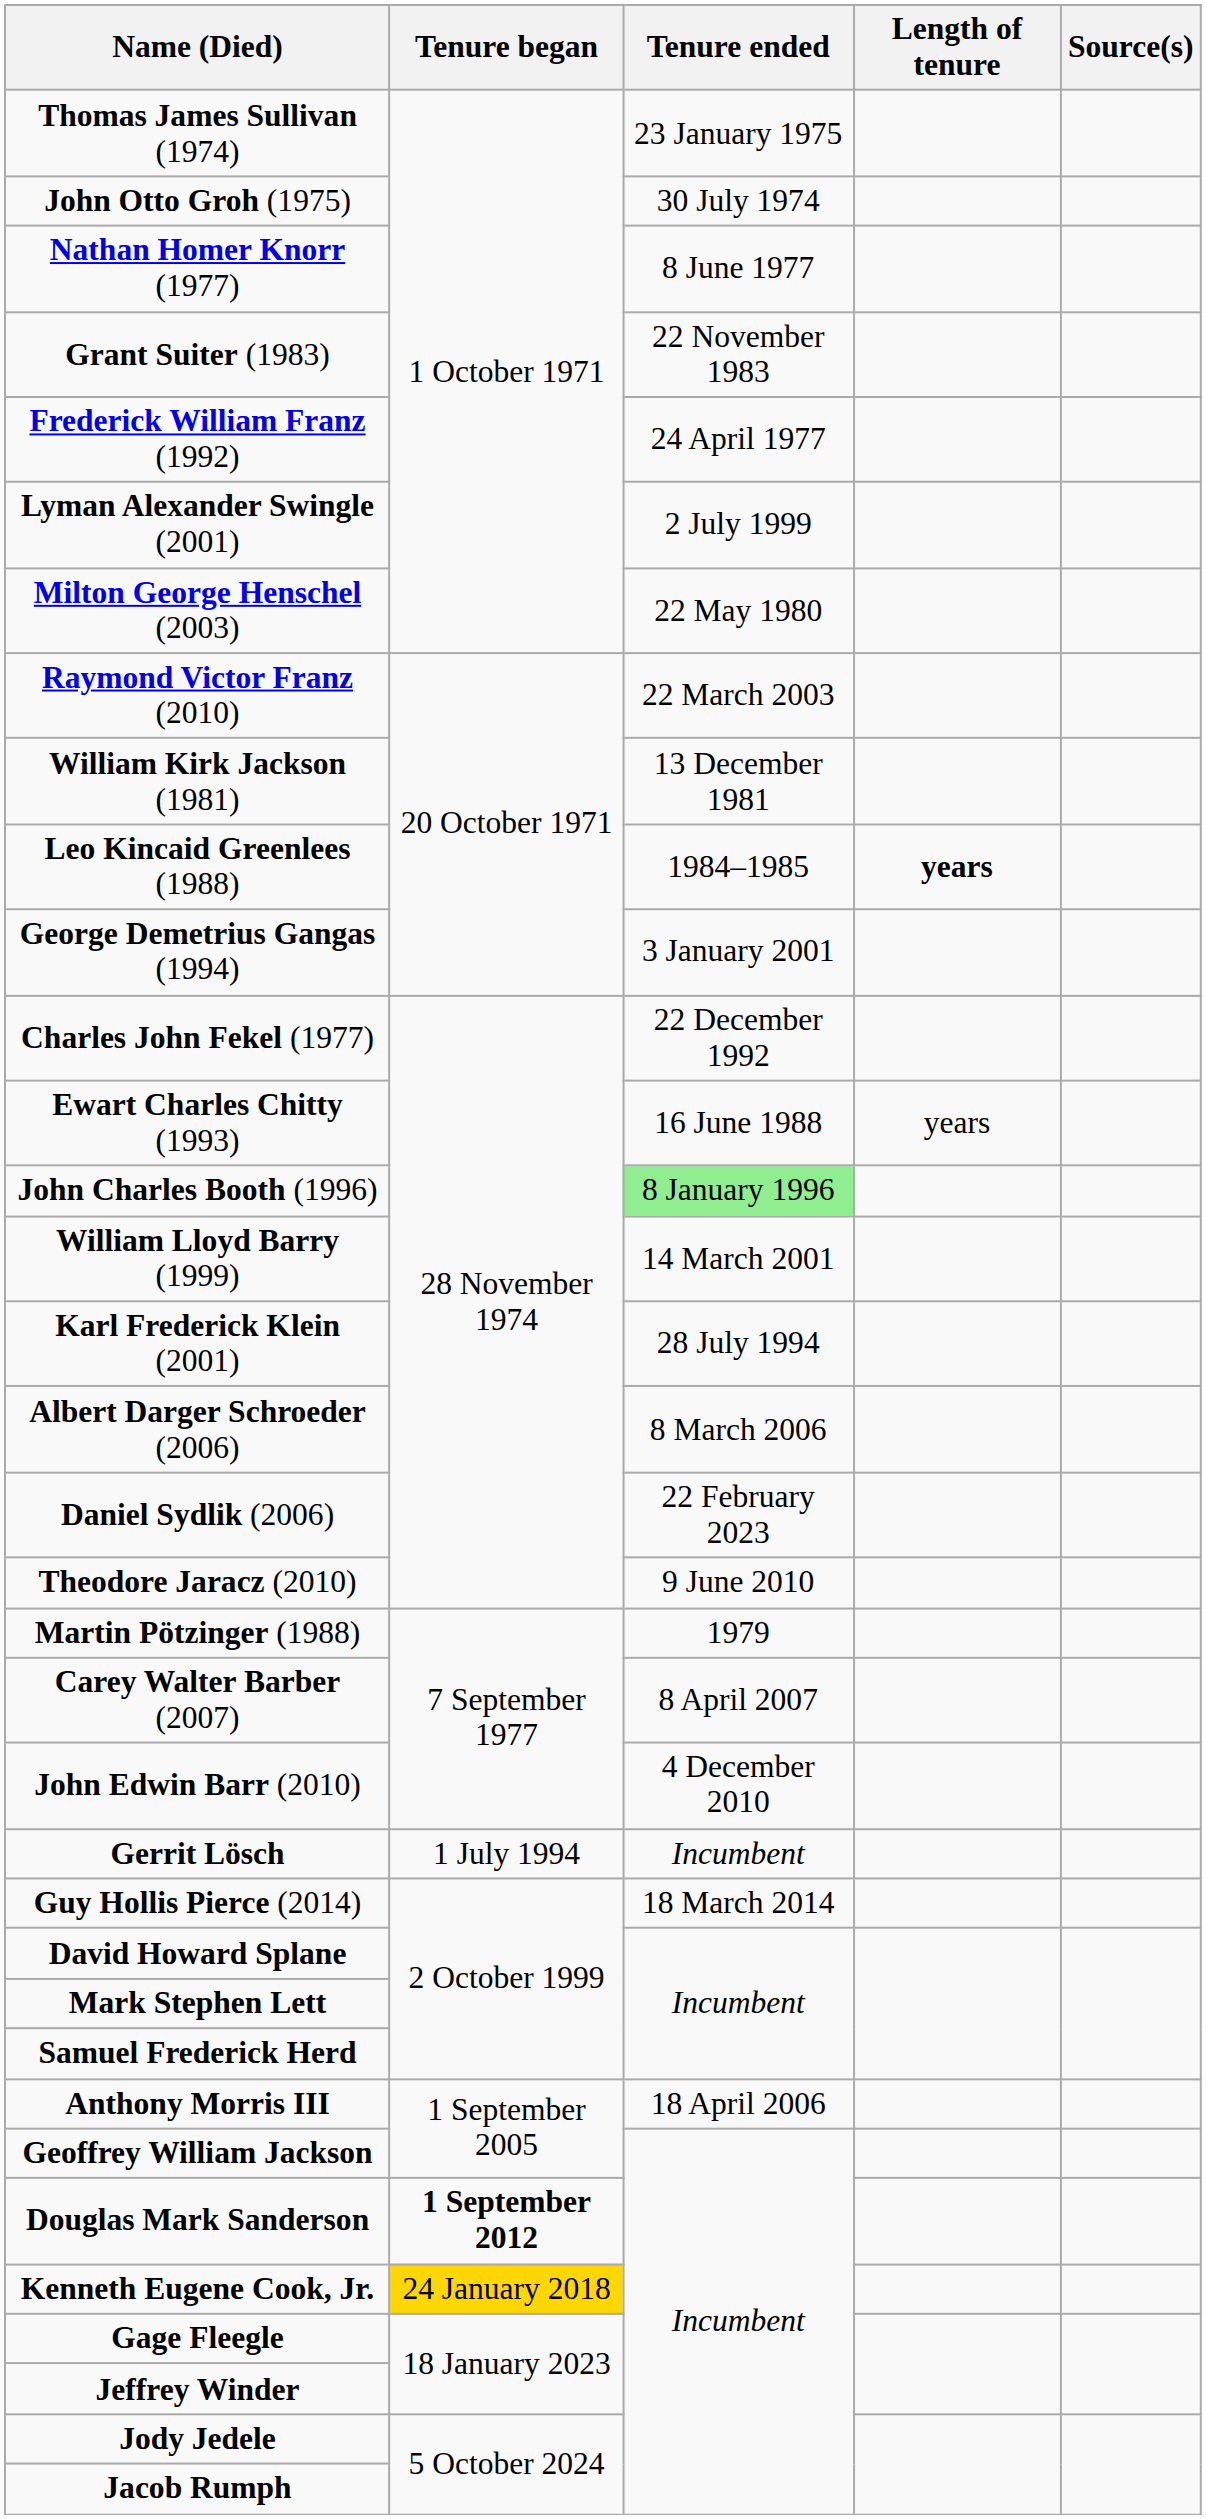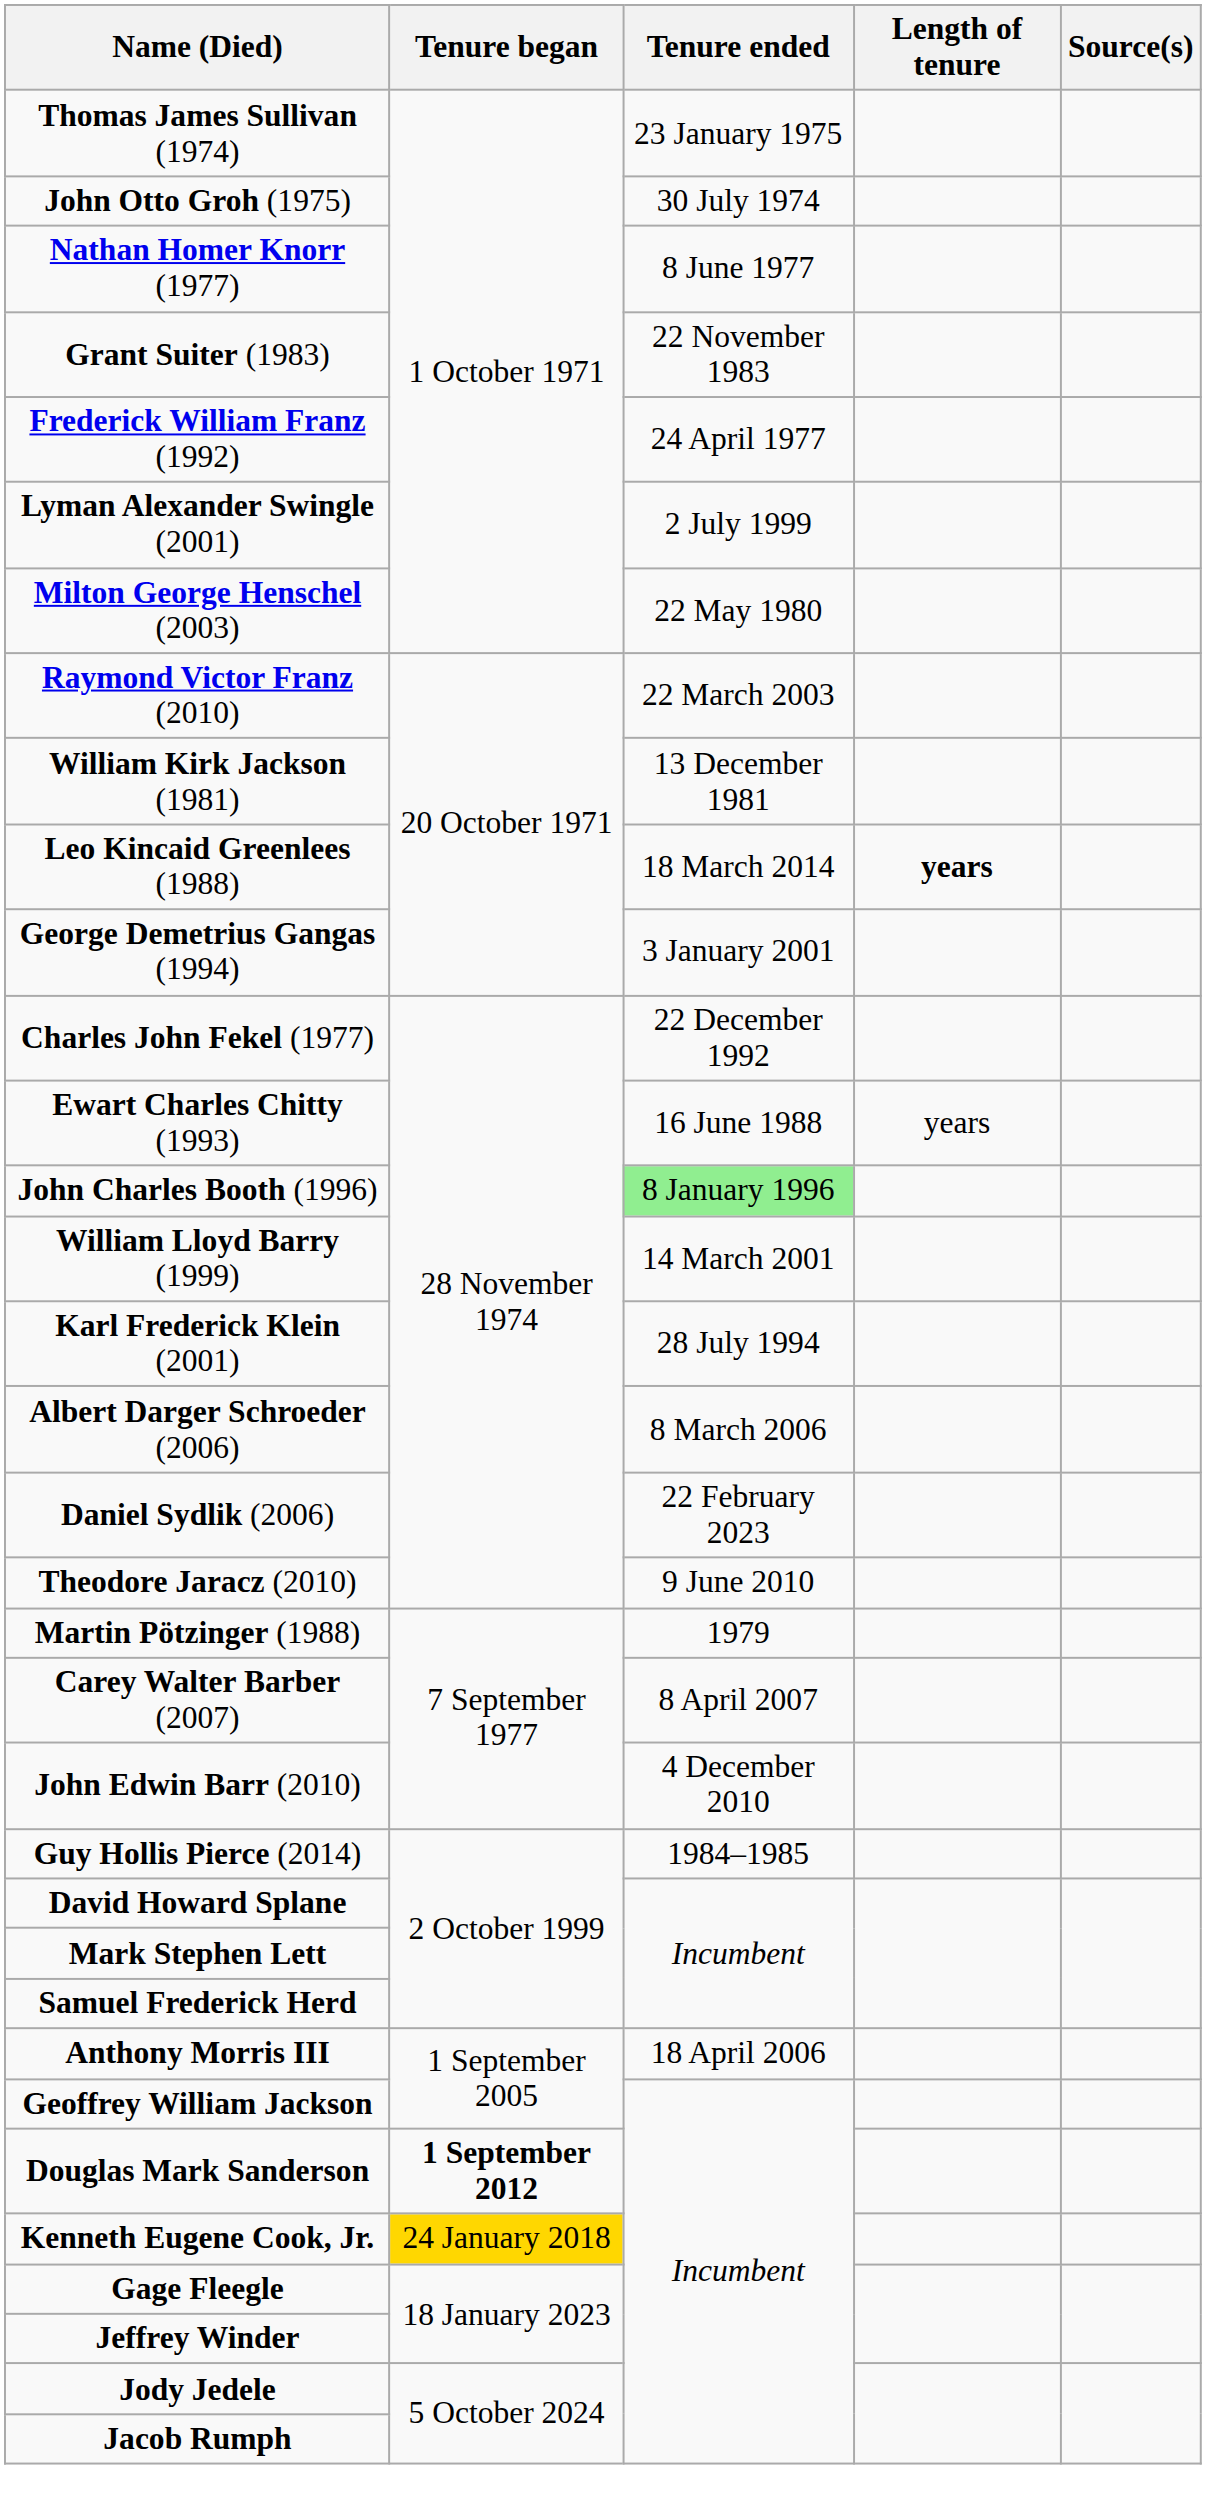(738, 866) 1984–1985 -> (738, 866) 18 March 2014
- row: (198, 1852)
(738, 1902) 18 March 2014 -> (738, 1852) 1984–1985
